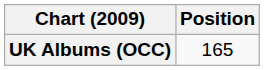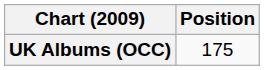(218, 49) 165 -> (218, 49) 175
